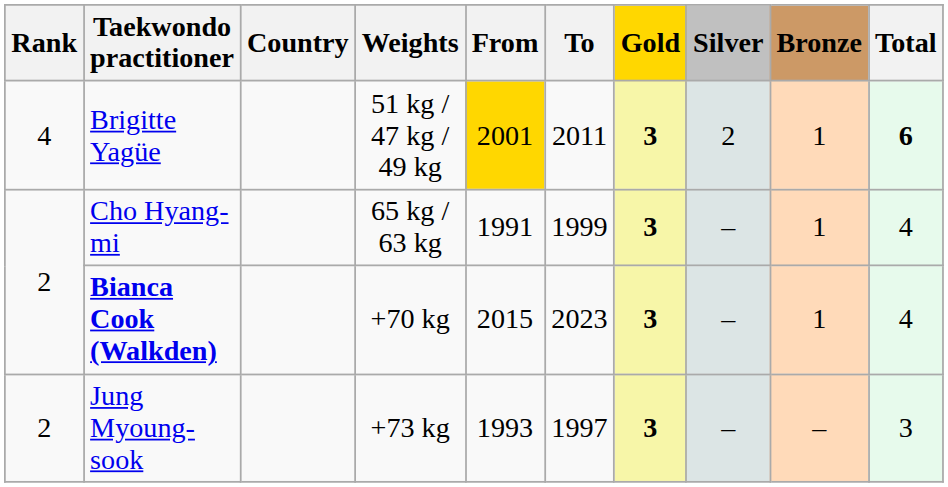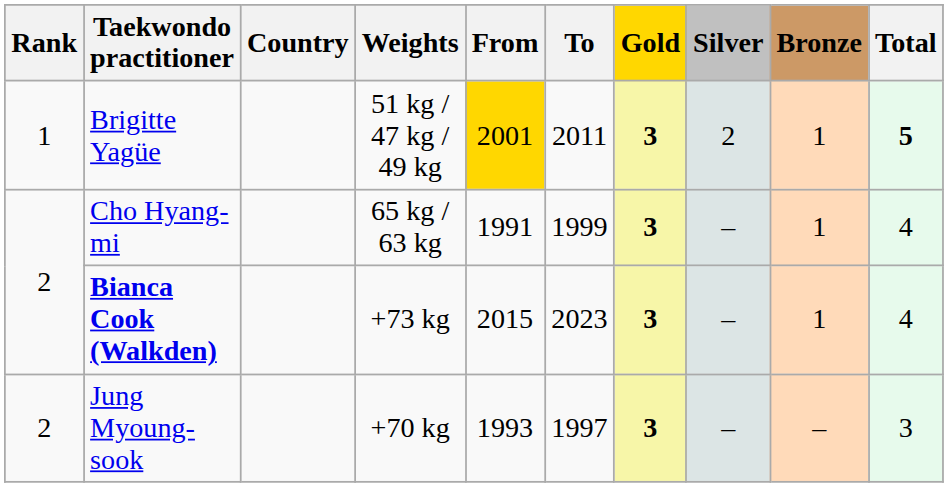(44, 134) 4 -> (44, 134) 1
(906, 134) 6 -> (906, 134) 5
(410, 319) +70 kg -> (410, 319) +73 kg
(410, 427) +73 kg -> (410, 427) +70 kg
